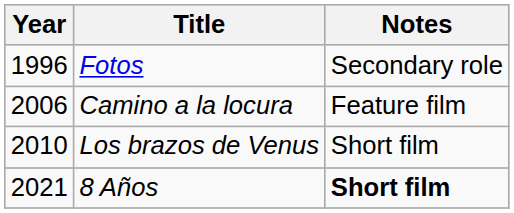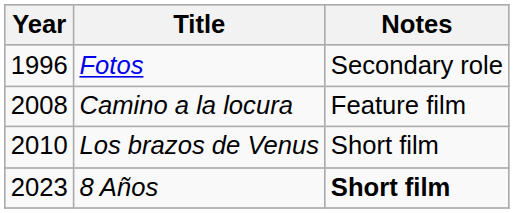(39, 106) 2006 -> (39, 106) 2008
(39, 187) 2021 -> (39, 187) 2023
